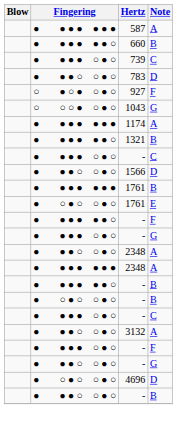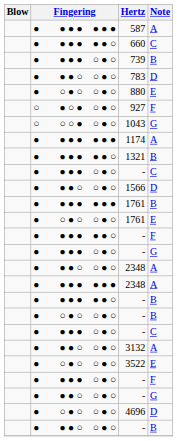(153, 44) B -> (153, 44) C
(153, 60) C -> (153, 60) B
+ row: (75, 92)
+ row: (75, 364)
